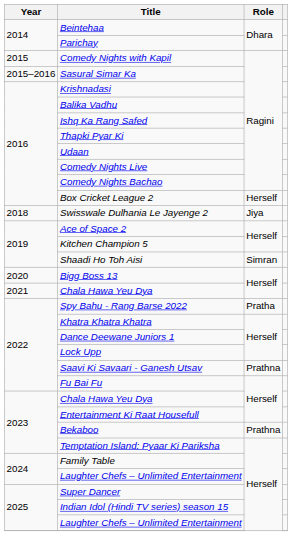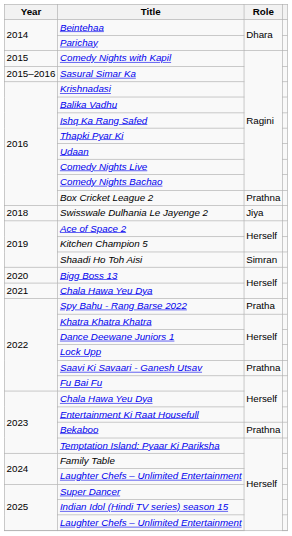(262, 197) Herself -> (263, 197) Prathna
